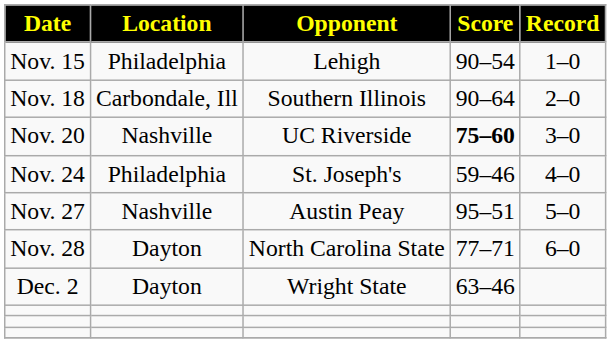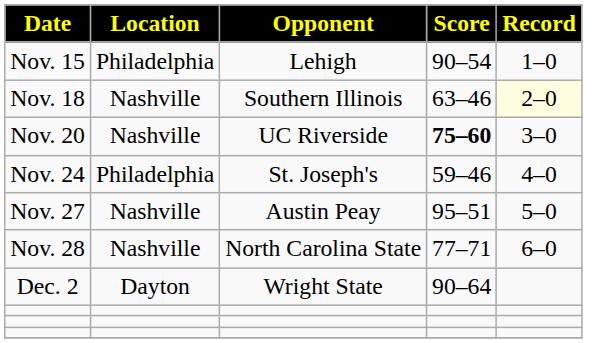(167, 98) Carbondale, Ill -> (155, 98) Nashville
(485, 98) 90–64 -> (462, 98) 63–46
(563, 98) no background -> (539, 98) lightyellow background
(167, 248) Dayton -> (155, 248) Nashville
(485, 286) 63–46 -> (462, 286) 90–64
